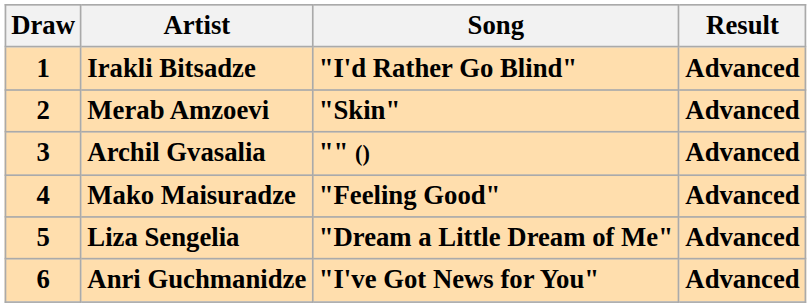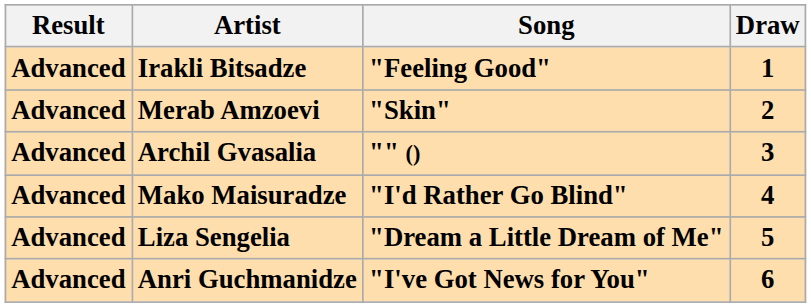columns swapped: (43, 25) <-> (742, 25)
(448, 68) "I'd Rather Go Blind" -> (460, 68) "Feeling Good"
(410, 195) "Feeling Good" -> (498, 195) "I'd Rather Go Blind"
